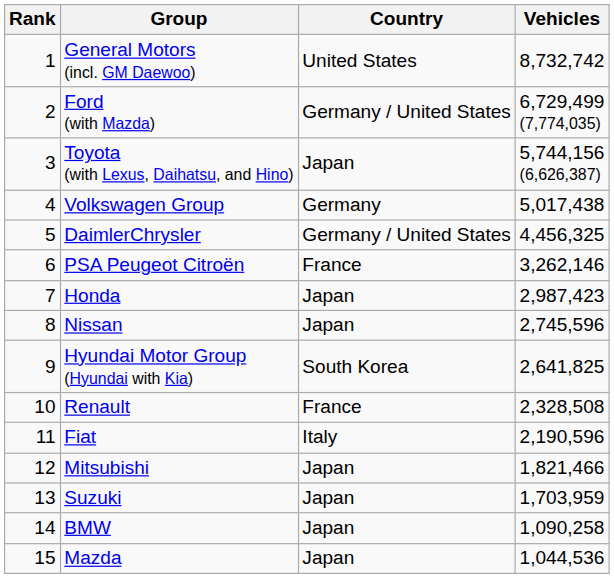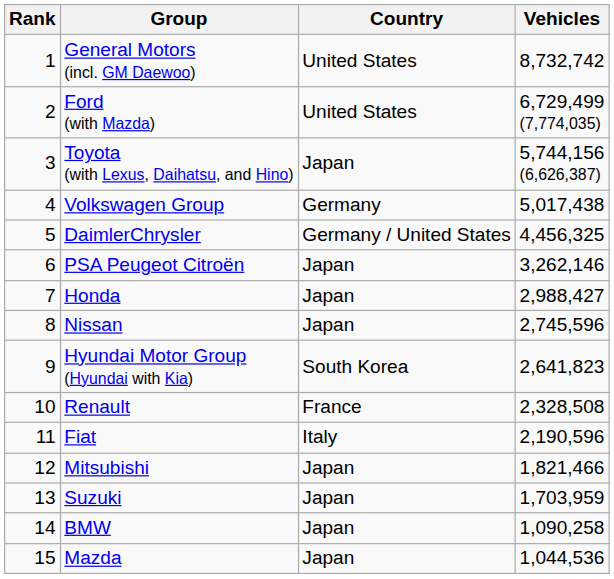(407, 112) Germany / United States -> (360, 112) United States
(332, 265) France -> (328, 265) Japan
(562, 295) 2,987,423 -> (562, 295) 2,988,427
(562, 366) 2,641,825 -> (562, 366) 2,641,823
